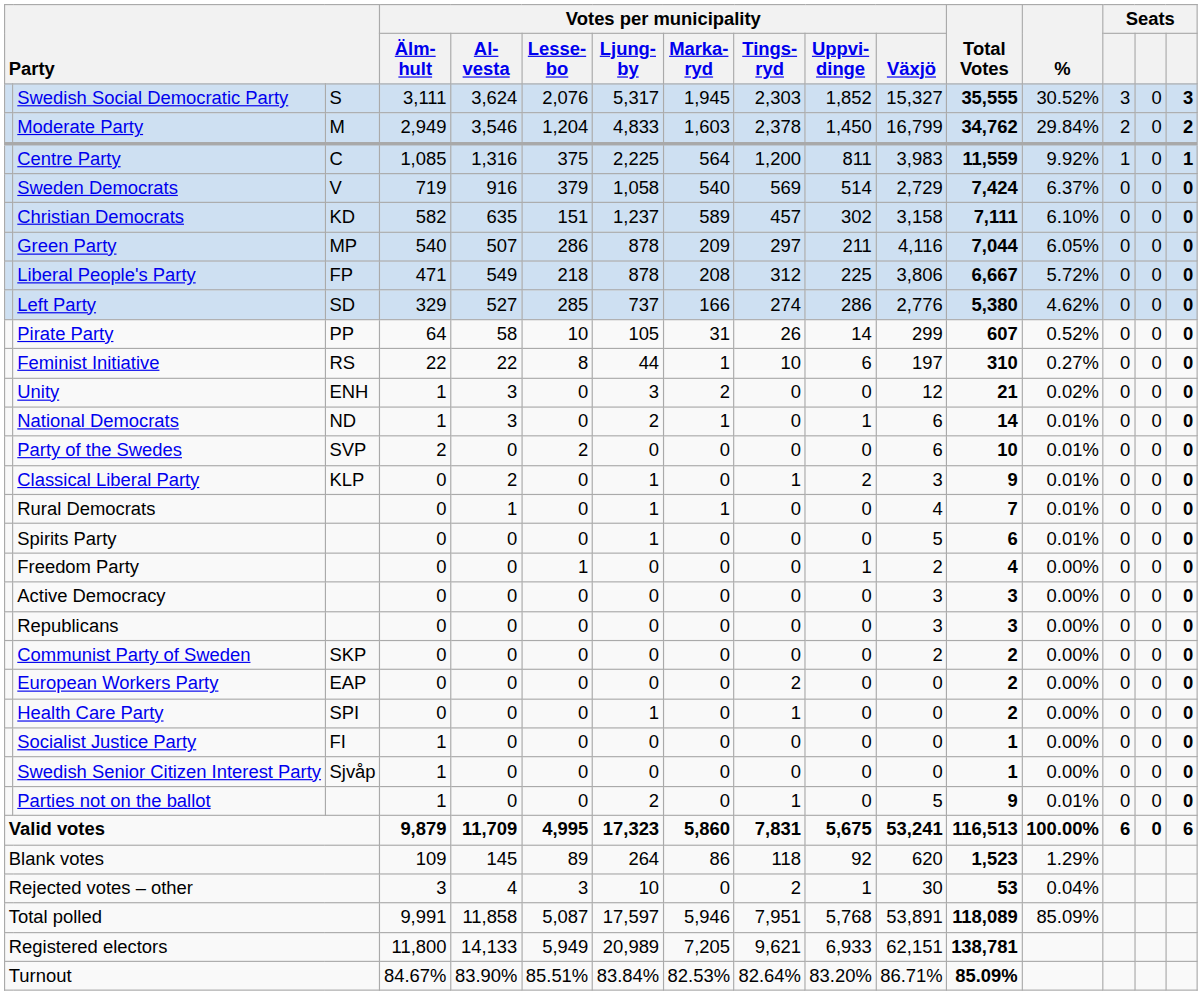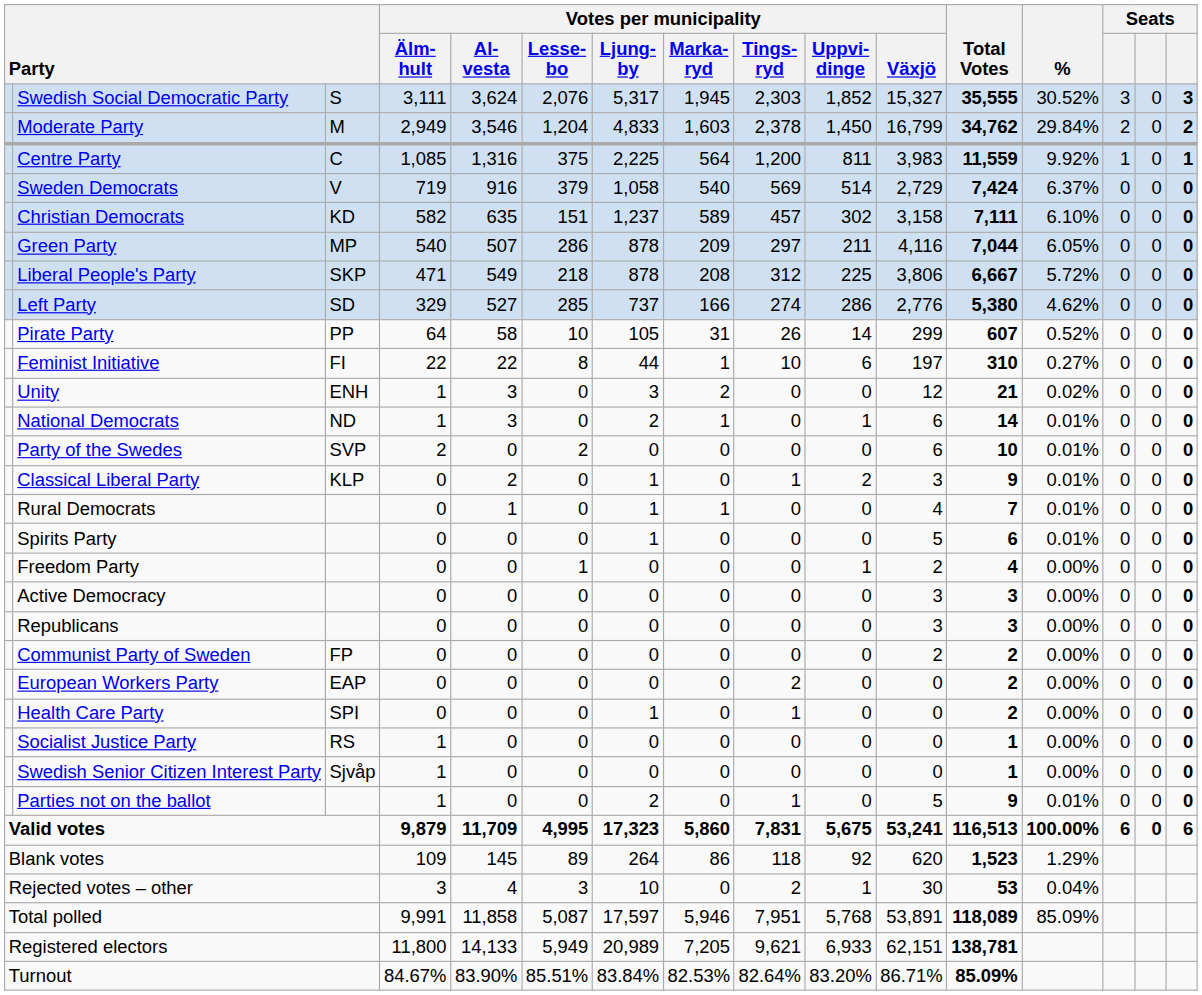(341, 275) FP -> (348, 275) SKP
(342, 363) RS -> (338, 363) FI
(348, 654) SKP -> (341, 654) FP
(338, 742) FI -> (342, 742) RS
